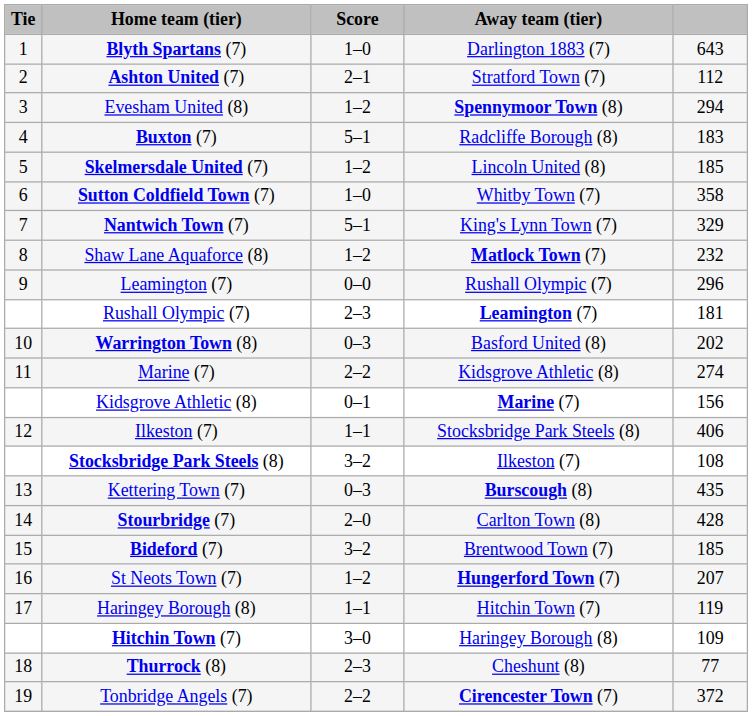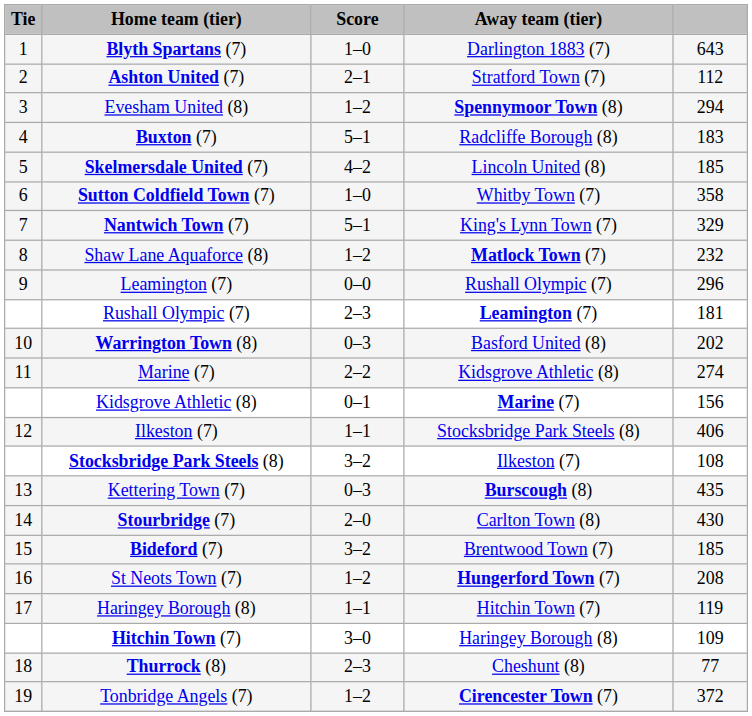(357, 166) 1–2 -> (357, 166) 4–2
(710, 520) 428 -> (710, 520) 430
(710, 579) 207 -> (710, 579) 208
(357, 696) 2–2 -> (357, 696) 1–2
